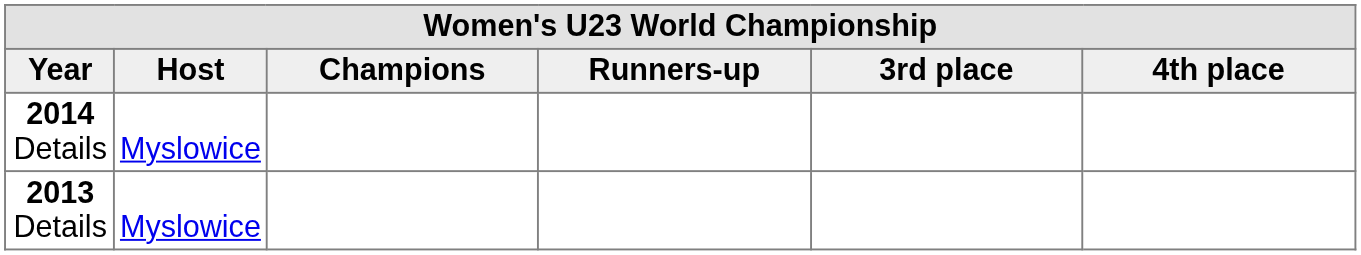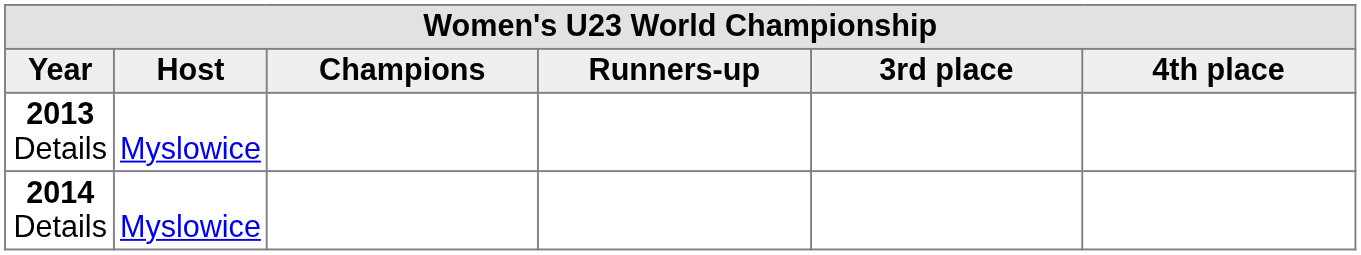rows swapped: (60, 209) <-> (60, 131)
